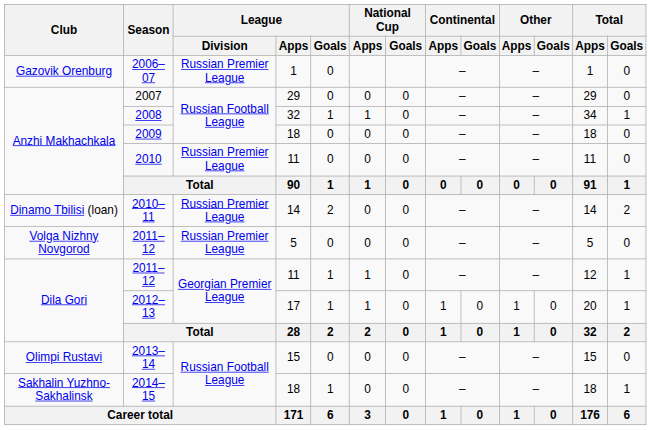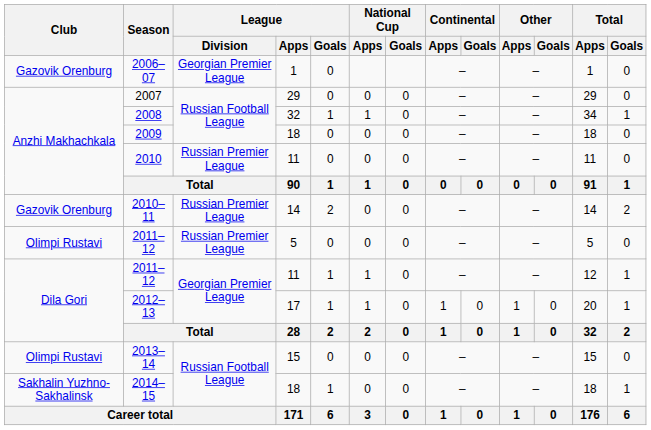(225, 71) Russian Premier League -> (225, 71) Georgian Premier League
(64, 210) Dinamo Tbilisi (loan) -> (64, 210) Gazovik Orenburg
(64, 242) Volga Nizhny Novgorod -> (64, 242) Olimpi Rustavi
